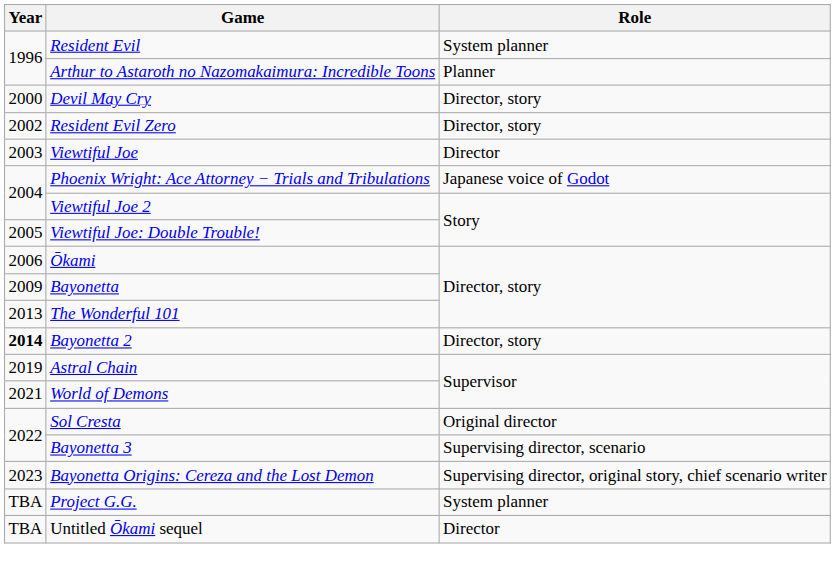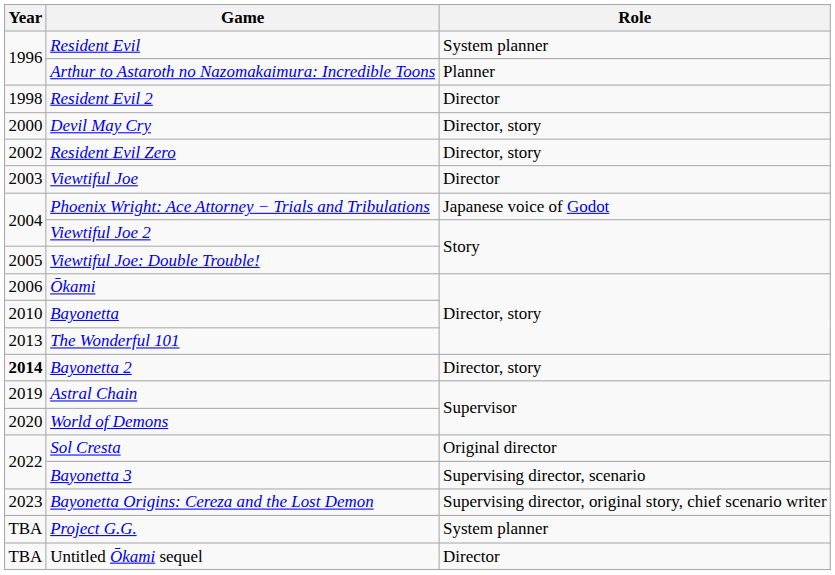+ row: (102, 98)
(25, 286) 2009 -> (25, 313) 2010
(25, 394) 2021 -> (25, 421) 2020
